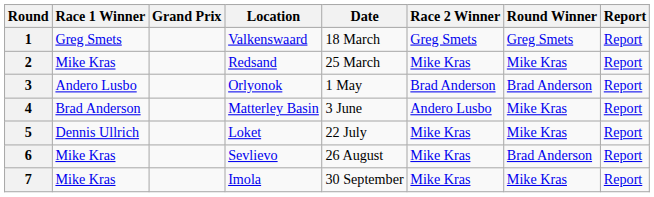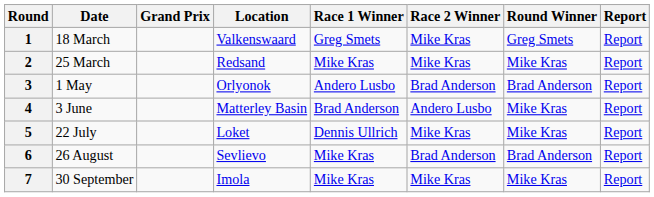columns swapped: (365, 15) <-> (100, 15)
(444, 39) Greg Smets -> (440, 39) Mike Kras
(440, 155) Mike Kras -> (453, 155) Brad Anderson
